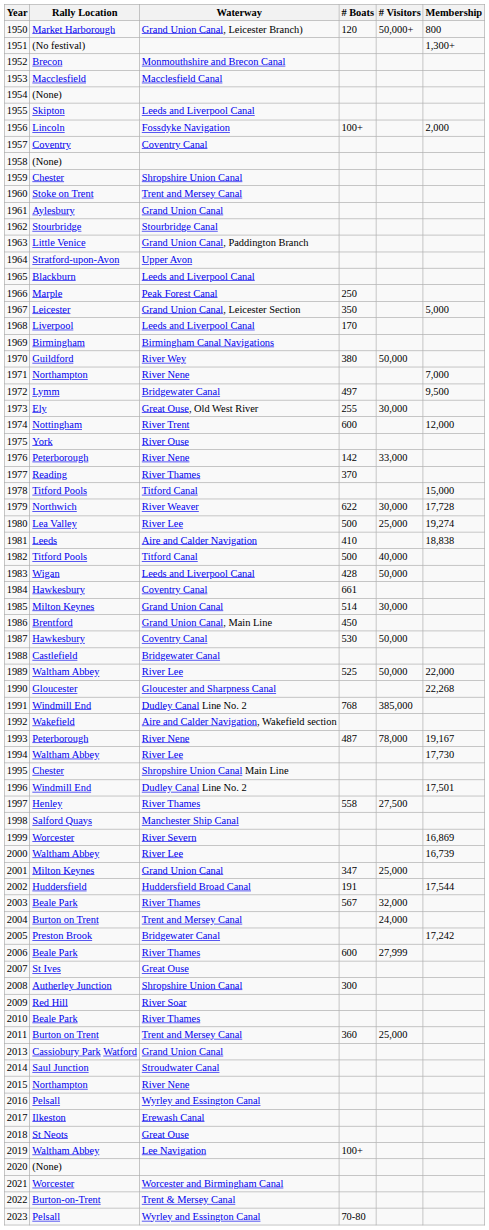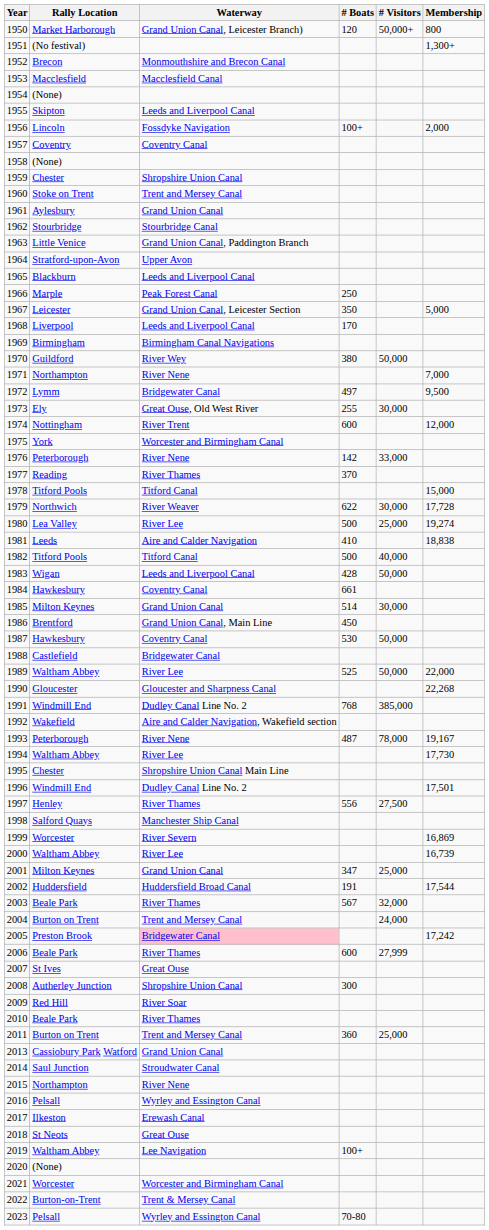(165, 441) River Ouse -> (213, 441) Worcester and Birmingham Canal
(349, 804) 558 -> (349, 804) 556
(181, 936) no background -> (181, 936) pink background
